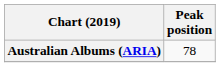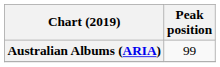(190, 51) 78 -> (190, 51) 99
